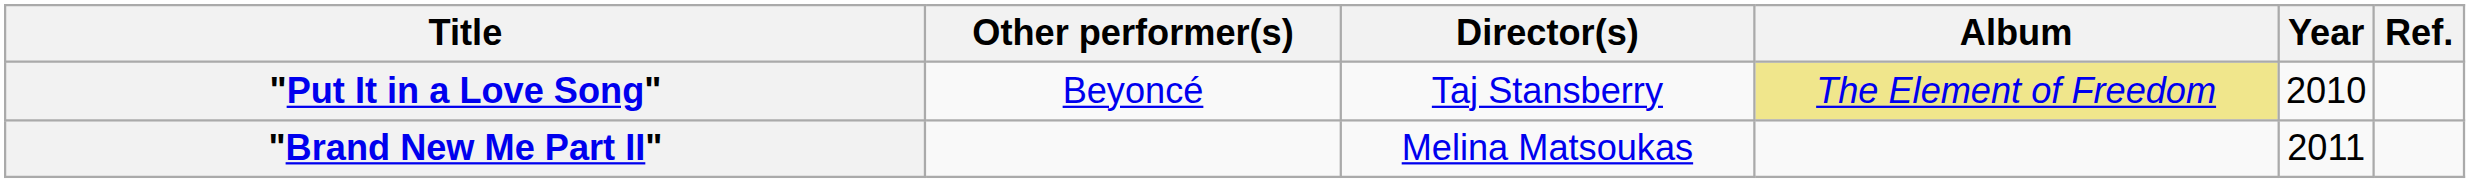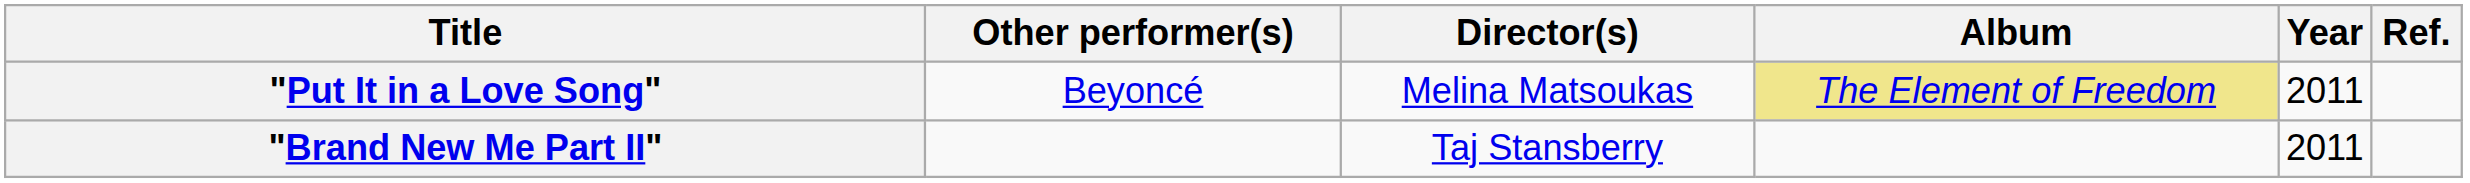(1547, 90) Taj Stansberry -> (1547, 90) Melina Matsoukas
(2326, 90) 2010 -> (2325, 90) 2011
(1547, 147) Melina Matsoukas -> (1547, 147) Taj Stansberry
